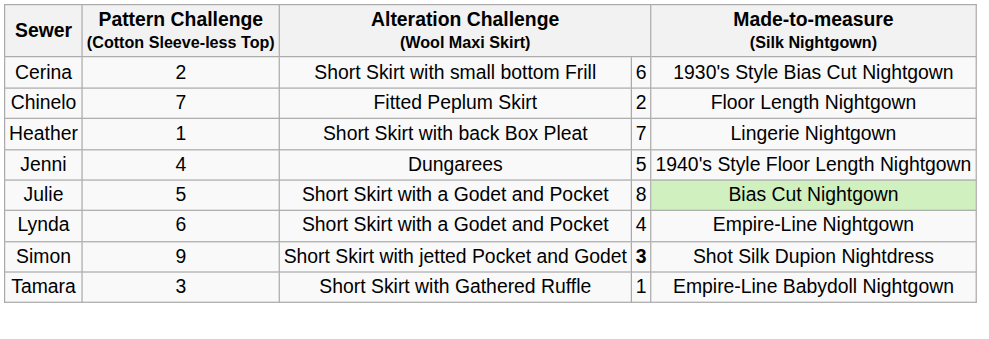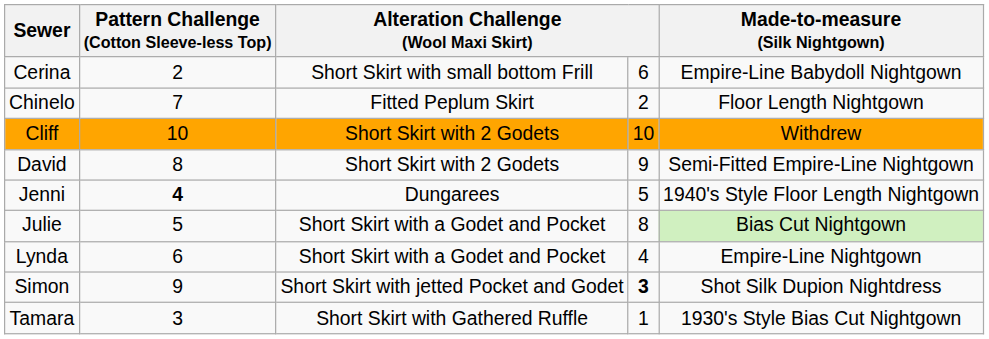(813, 72) 1930's Style Bias Cut Nightgown -> (821, 72) Empire-Line Babydoll Nightgown
+ row: (42, 133)
+ row: (42, 164)
- row: (44, 133)
(181, 164) normal -> (178, 195) bold
(813, 287) Empire-Line Babydoll Nightgown -> (821, 317) 1930's Style Bias Cut Nightgown
